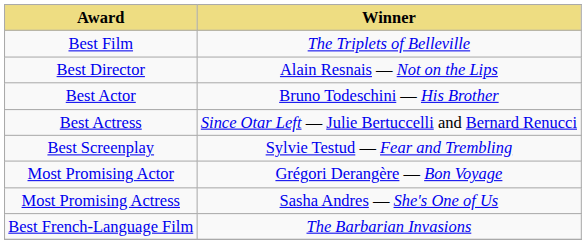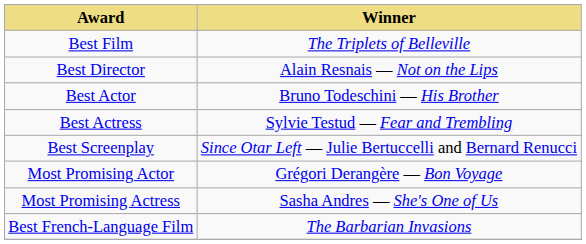(389, 122) Since Otar Left — Julie Bertuccelli and Bernard Renucci -> (389, 122) Sylvie Testud — Fear and Trembling
(389, 148) Sylvie Testud — Fear and Trembling -> (389, 148) Since Otar Left — Julie Bertuccelli and Bernard Renucci
